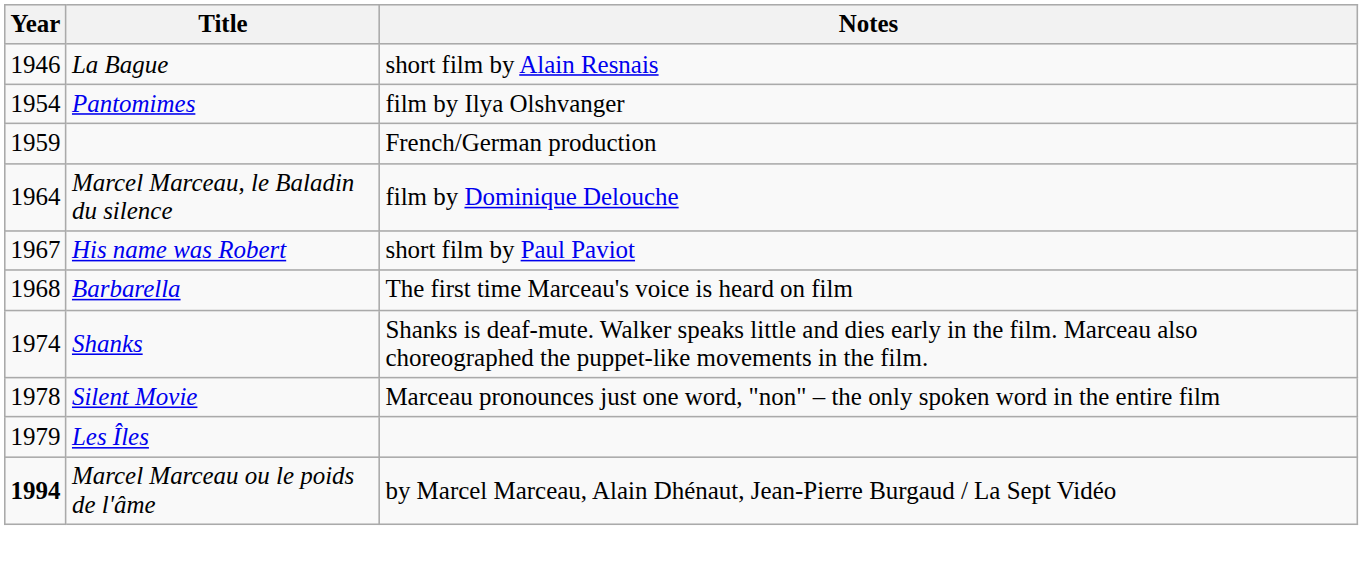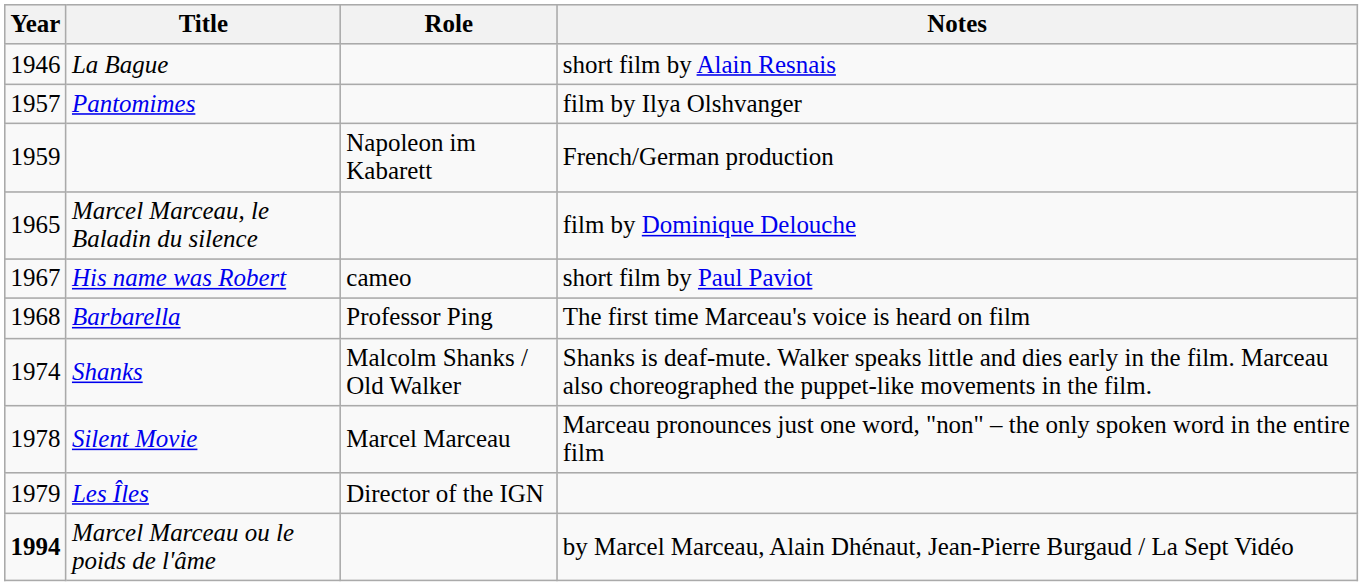+ column: (449, 24)
(35, 103) 1954 -> (35, 103) 1957
(35, 196) 1964 -> (35, 224) 1965
